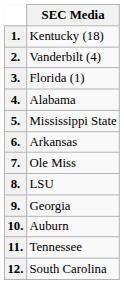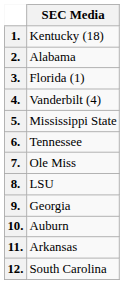(65, 57) Vanderbilt (4) -> (53, 57) Alabama
(53, 100) Alabama -> (65, 100) Vanderbilt (4)
(53, 142) Arkansas -> (56, 142) Tennessee
(56, 247) Tennessee -> (53, 247) Arkansas
